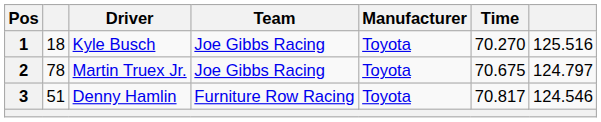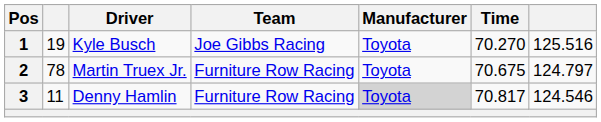(56, 44) 18 -> (56, 44) 19
(260, 70) Joe Gibbs Racing -> (274, 70) Furniture Row Racing
(56, 97) 51 -> (55, 97) 11
(387, 97) no background -> (387, 97) lightgrey background
